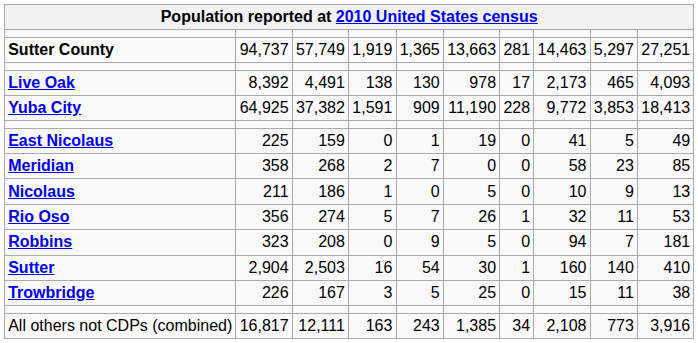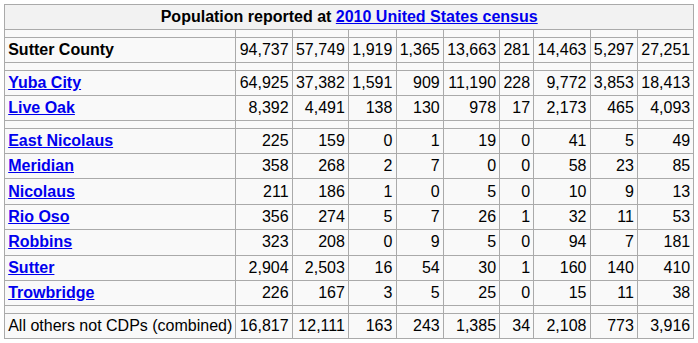rows swapped: (42, 82) <-> (45, 108)
